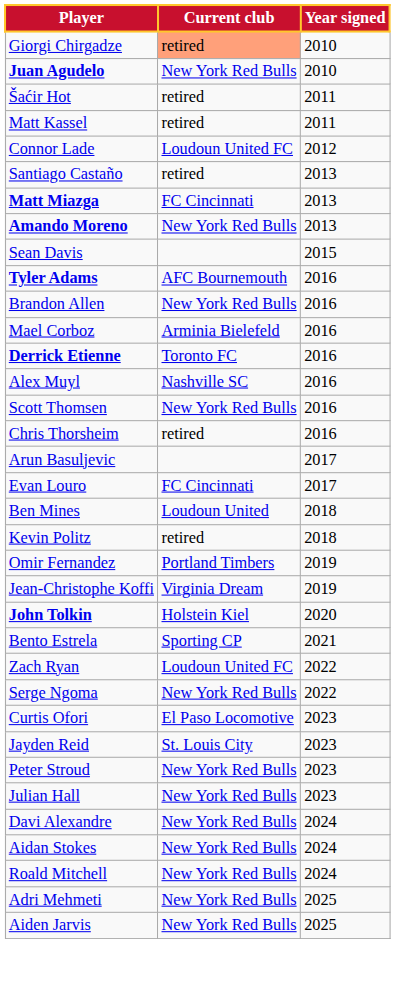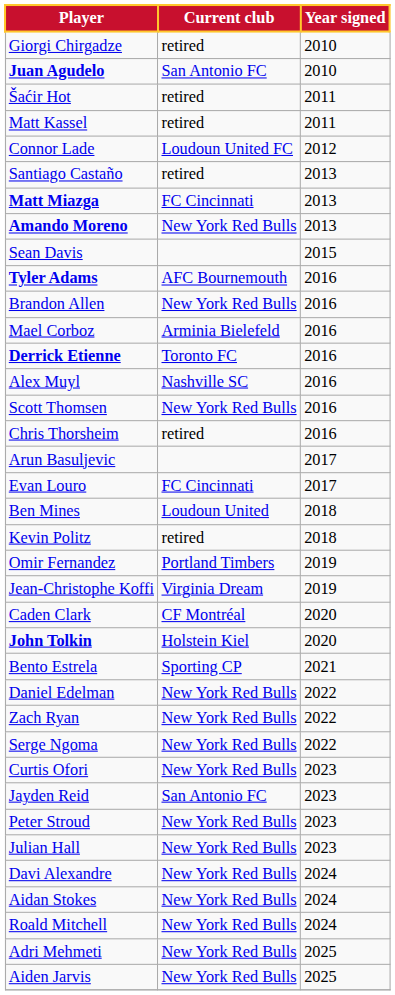(183, 45) lightsalmon background -> (183, 45) no background
(229, 71) New York Red Bulls -> (214, 71) San Antonio FC
+ row: (50, 614)
+ row: (62, 692)
(227, 666) Loudoun United FC -> (229, 718) New York Red Bulls
(228, 718) El Paso Locomotive -> (229, 770) New York Red Bulls
(207, 744) St. Louis City -> (214, 795) San Antonio FC
